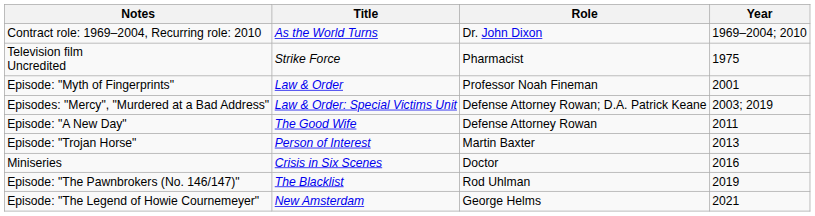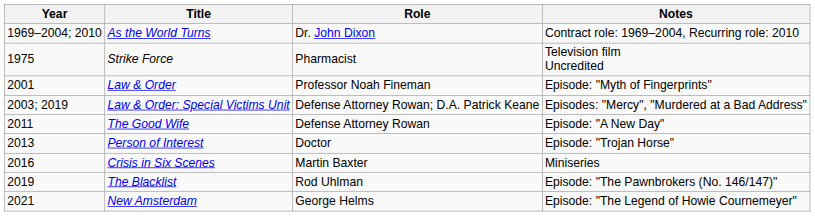columns swapped: (760, 14) <-> (138, 14)
(499, 143) Martin Baxter -> (313, 143) Doctor
(480, 162) Doctor -> (331, 162) Martin Baxter
